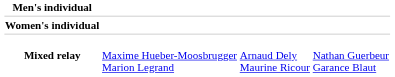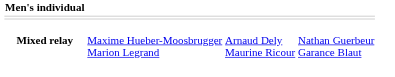- row: (52, 25)
